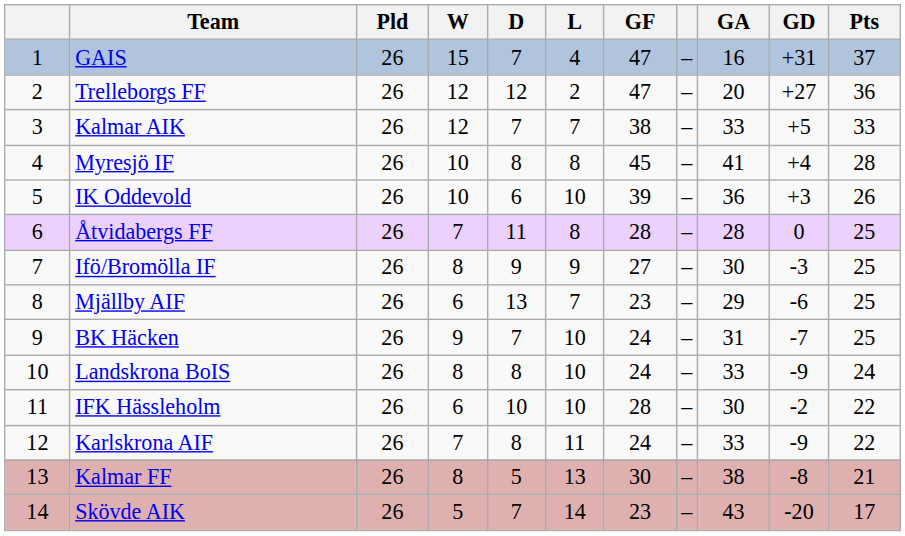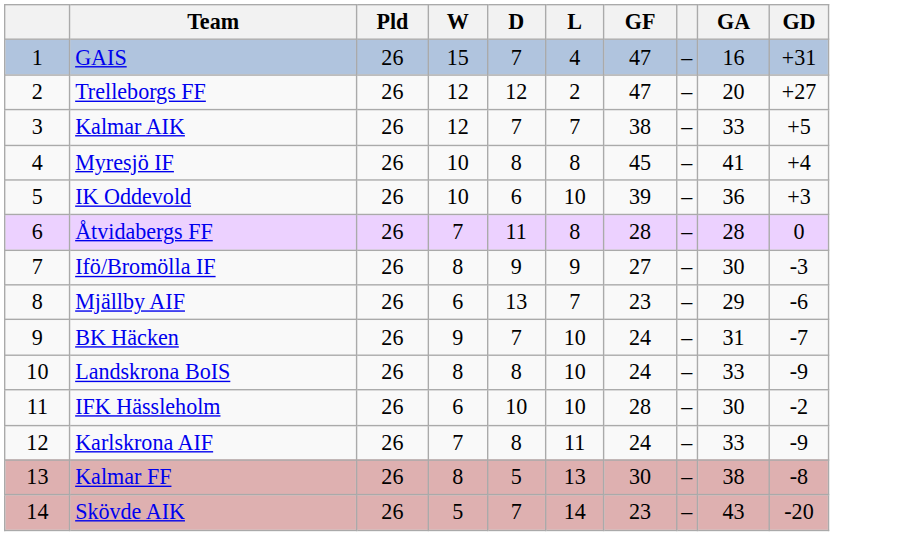- column: (864, 22)
